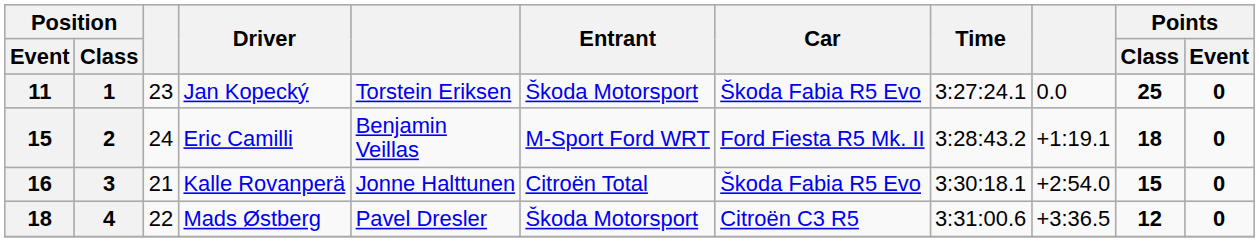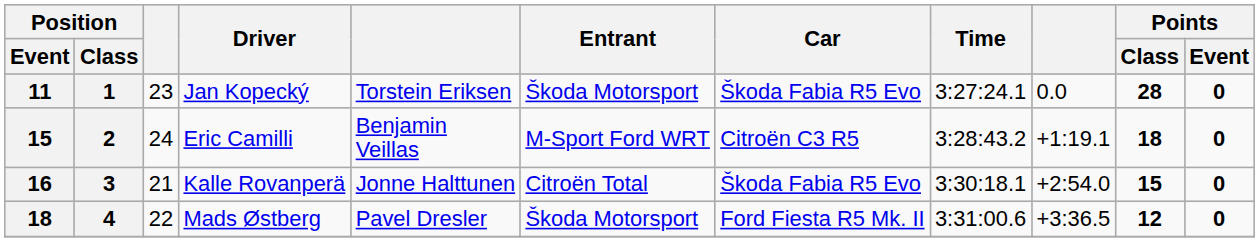(1150, 91) 25 -> (1150, 91) 28
(822, 137) Ford Fiesta R5 Mk. II -> (790, 137) Citroën C3 R5
(790, 218) Citroën C3 R5 -> (822, 218) Ford Fiesta R5 Mk. II
